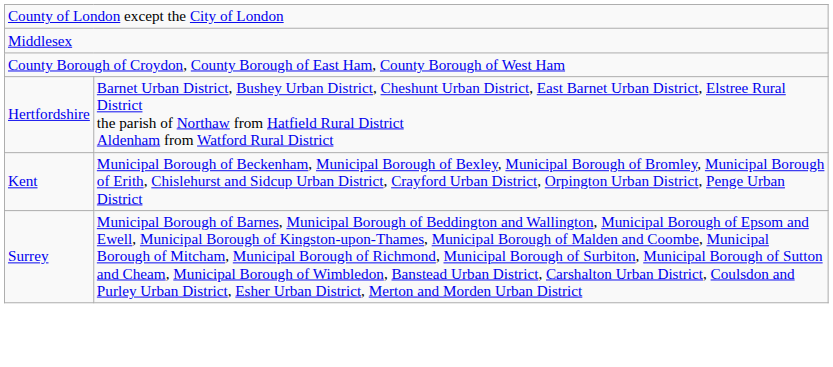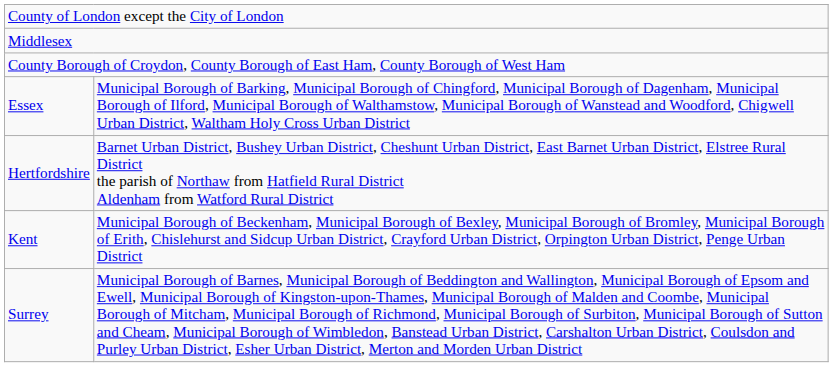+ row: (26, 105)
